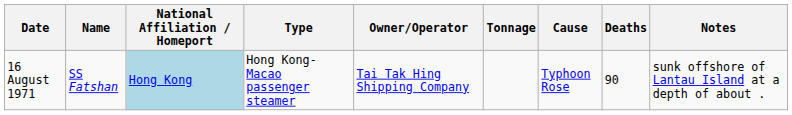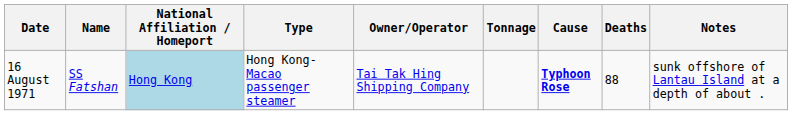(566, 80) normal -> (566, 80) bold
(612, 80) 90 -> (612, 80) 88
